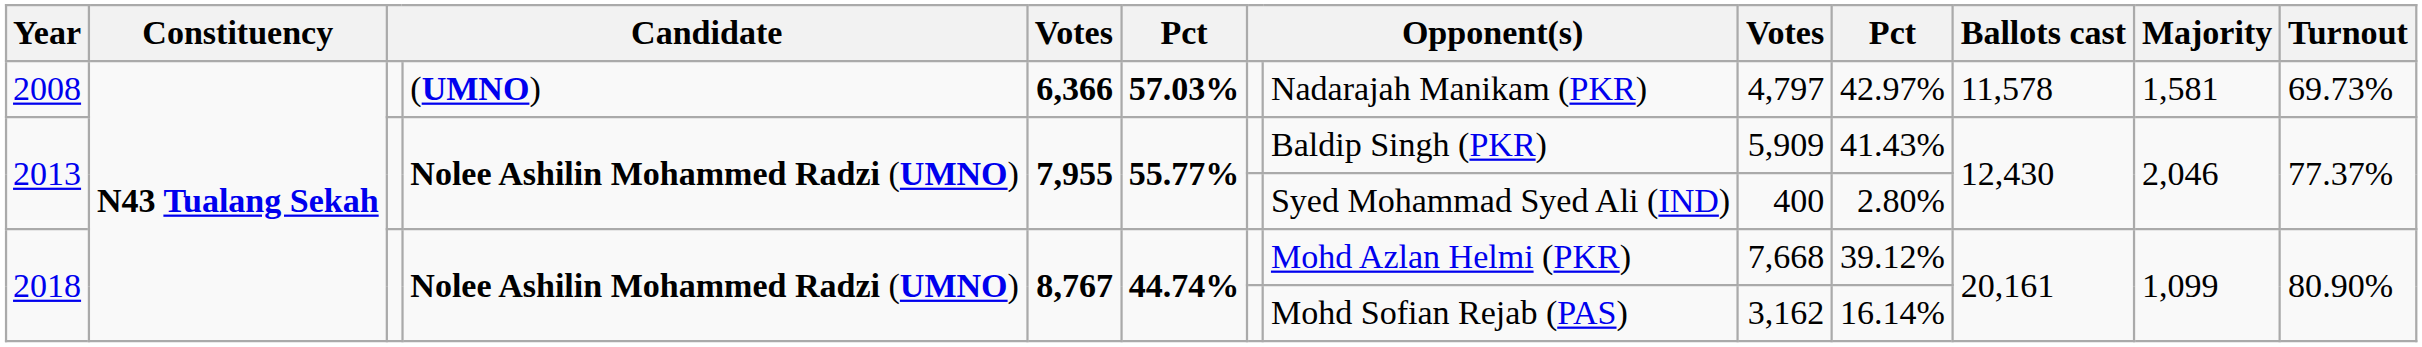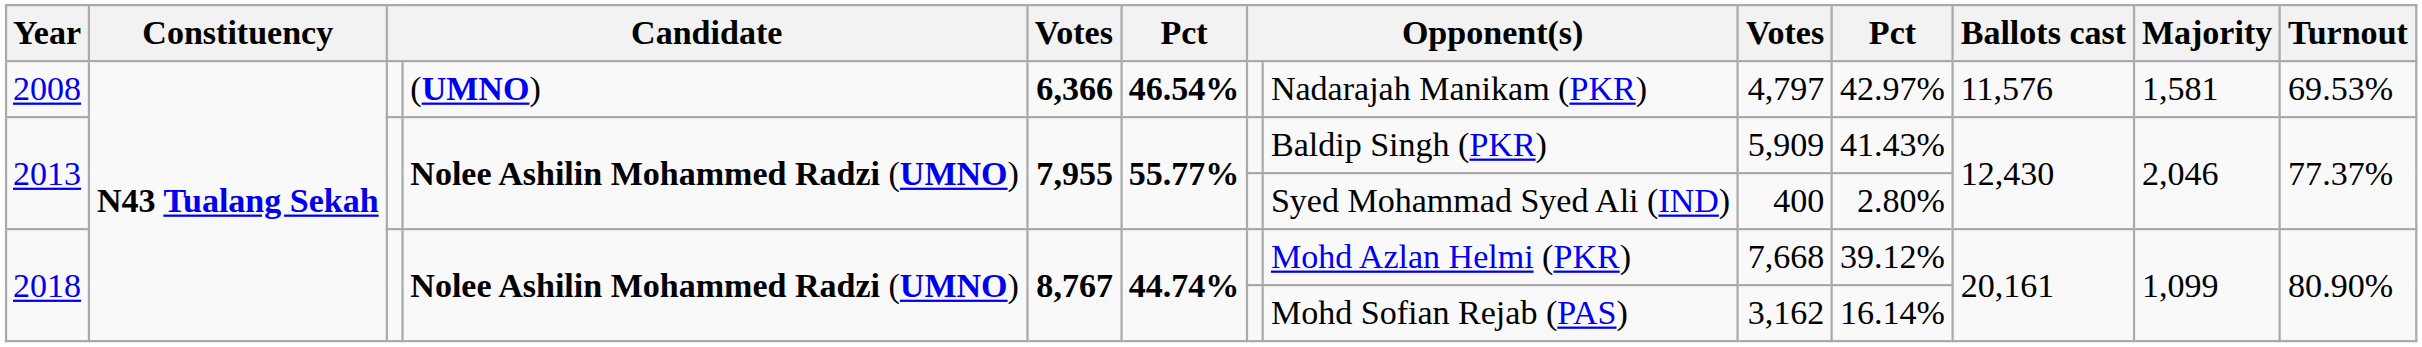(1184, 88) 57.03% -> (1184, 88) 46.54%
(2007, 88) 11,578 -> (2007, 88) 11,576
(2341, 88) 69.73% -> (2341, 88) 69.53%
